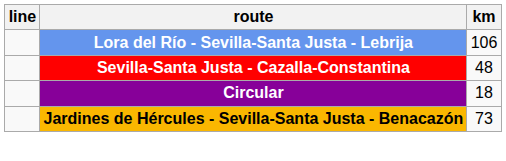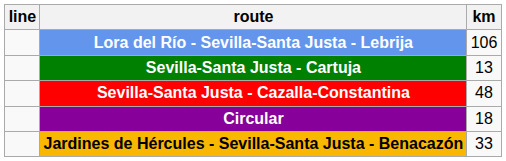+ row: (253, 67)
(484, 118) 73 -> (484, 144) 33
